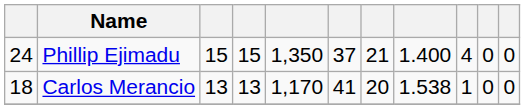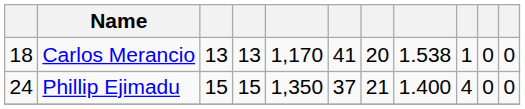rows swapped: (111, 54) <-> (119, 87)
